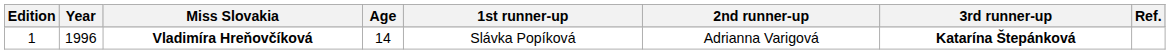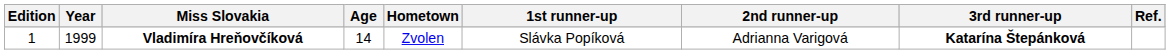+ column: (423, 16)
(81, 38) 1996 -> (80, 38) 1999
